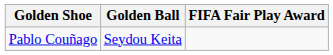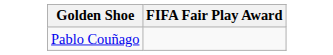- column: (143, 15)
